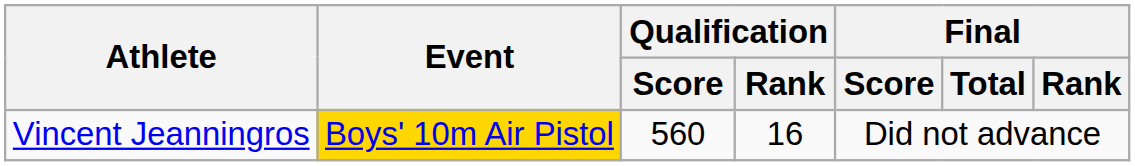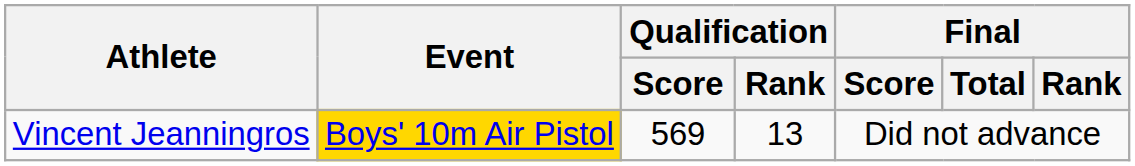(678, 135) 560 -> (678, 135) 569
(785, 135) 16 -> (785, 135) 13
